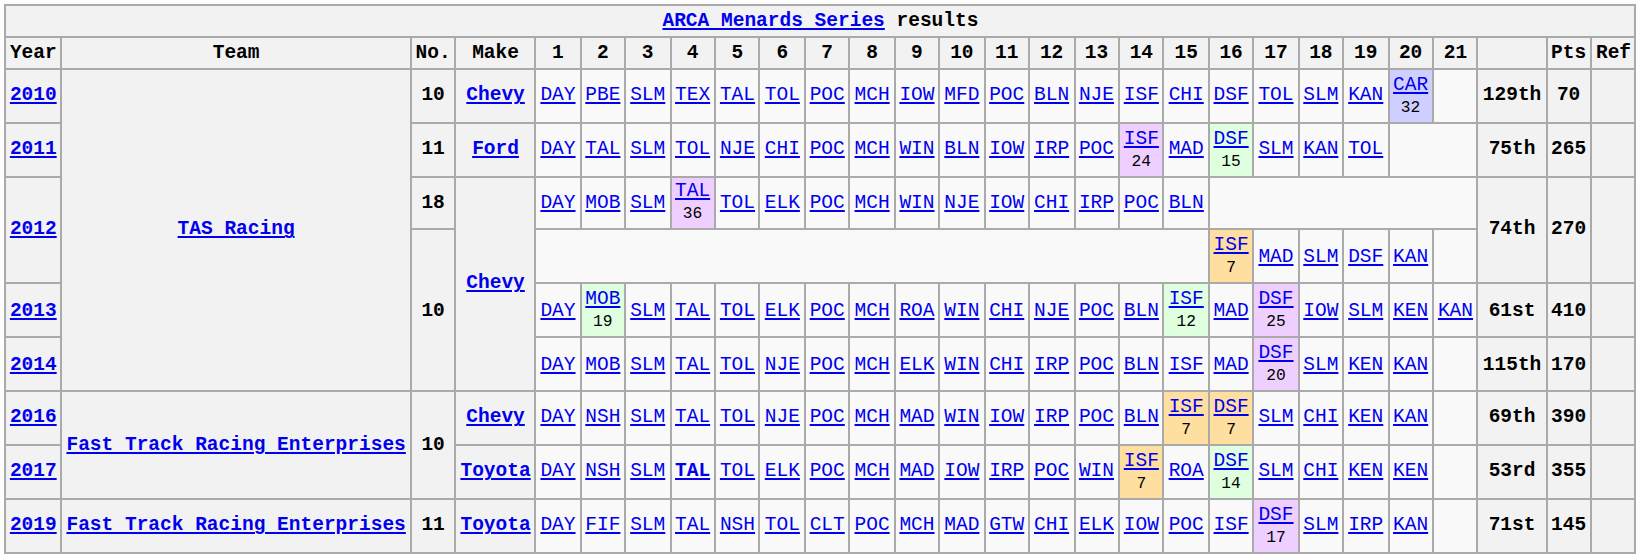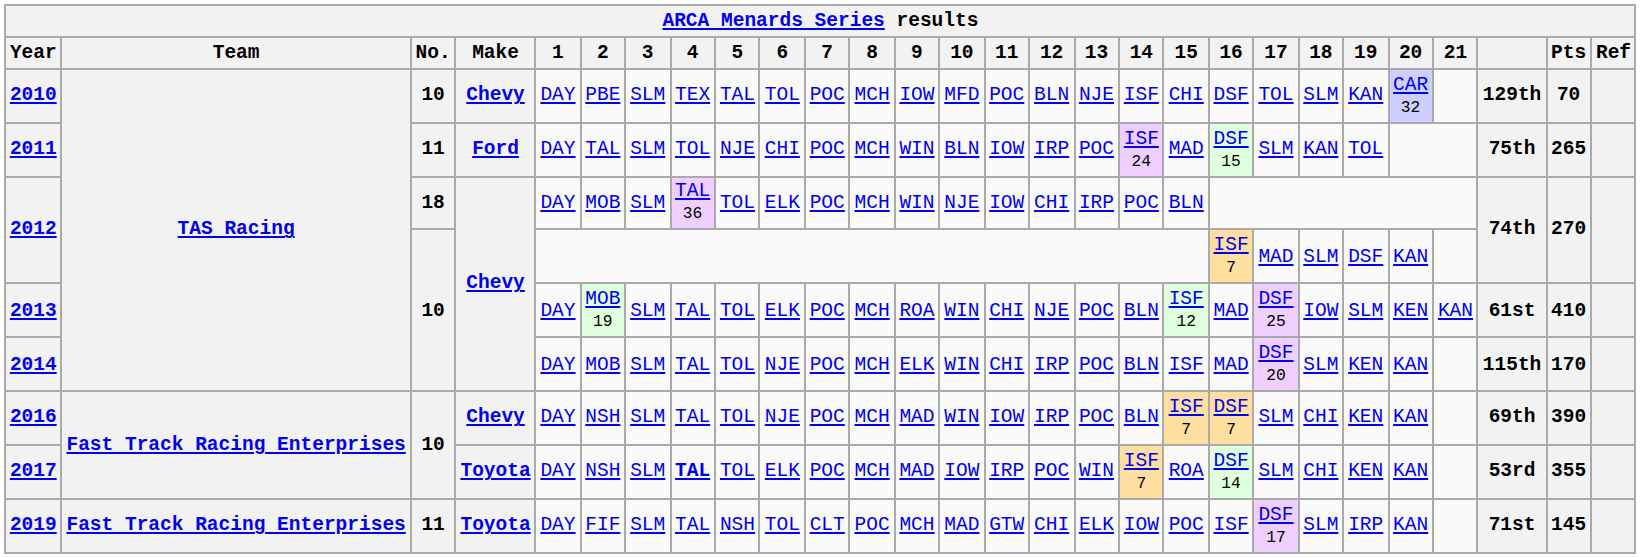(1411, 471) KEN -> (1411, 471) KAN
